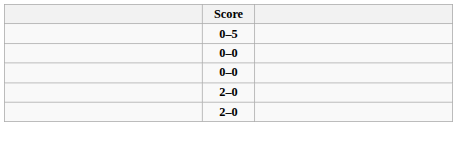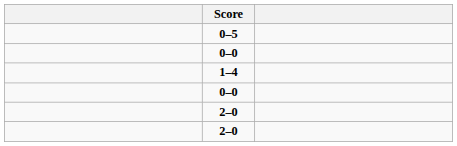+ row: (103, 73)
